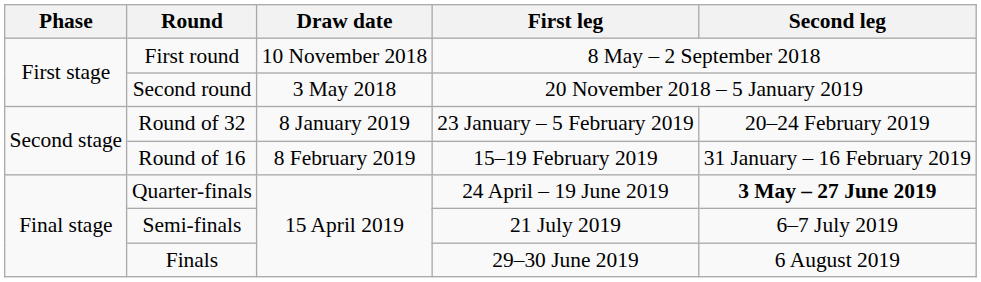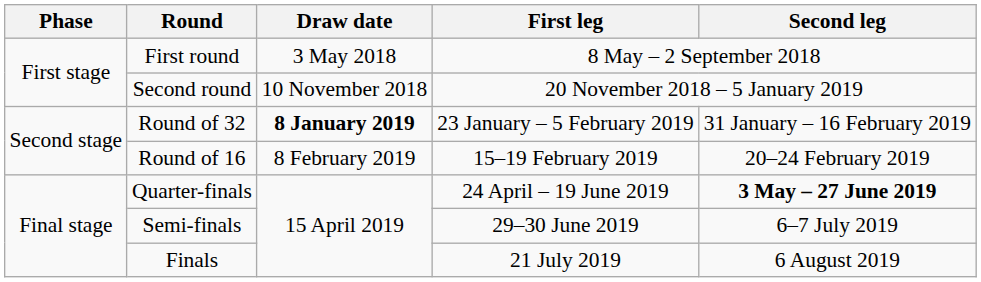(345, 55) 10 November 2018 -> (344, 55) 3 May 2018
(344, 89) 3 May 2018 -> (345, 89) 10 November 2018
(344, 123) normal -> (345, 123) bold
(837, 123) 20–24 February 2019 -> (837, 123) 31 January – 16 February 2019
(837, 157) 31 January – 16 February 2019 -> (837, 157) 20–24 February 2019
(565, 225) 21 July 2019 -> (565, 225) 29–30 June 2019
(565, 259) 29–30 June 2019 -> (565, 259) 21 July 2019
